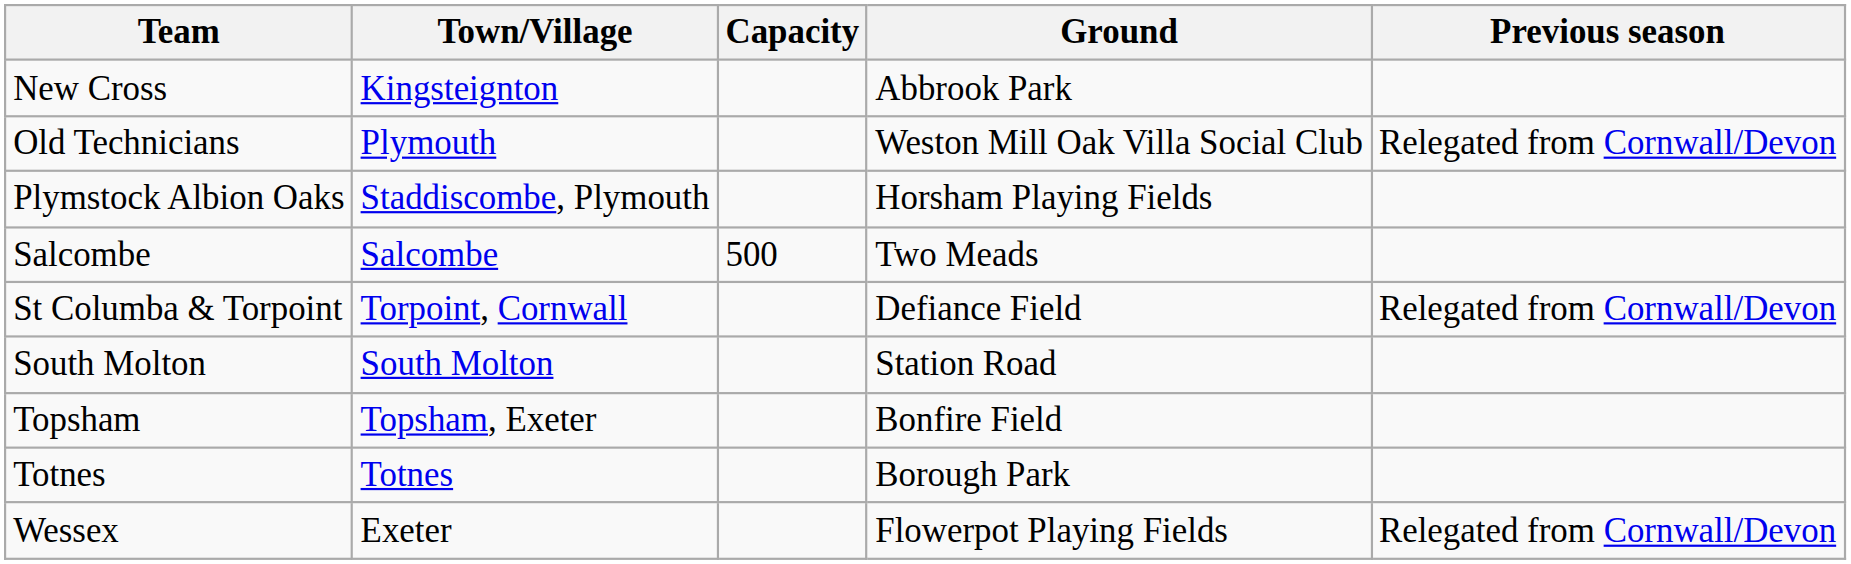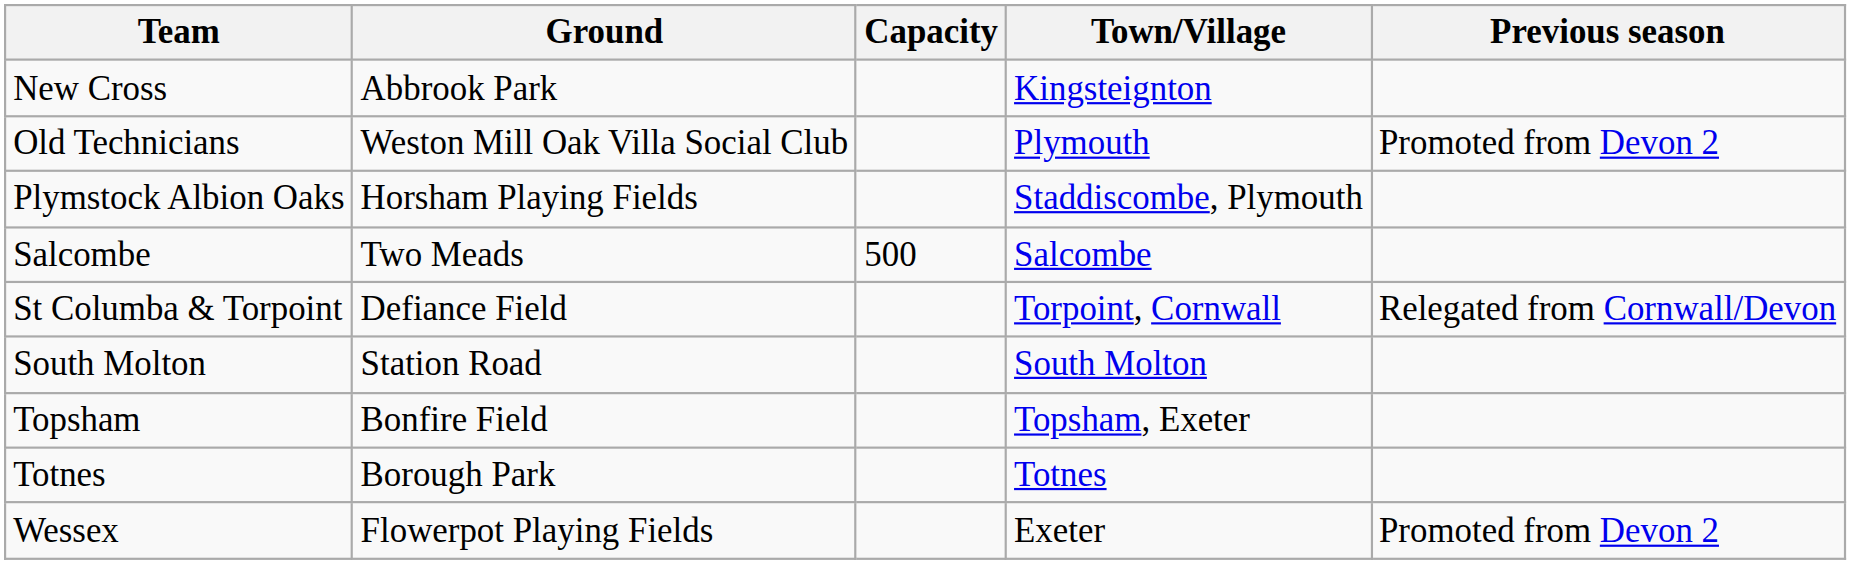columns swapped: (1119, 32) <-> (535, 32)
(1608, 142) Relegated from Cornwall/Devon -> (1549, 142) Promoted from Devon 2
(1608, 530) Relegated from Cornwall/Devon -> (1549, 530) Promoted from Devon 2
